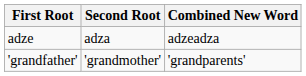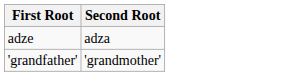- column: (233, 15)
